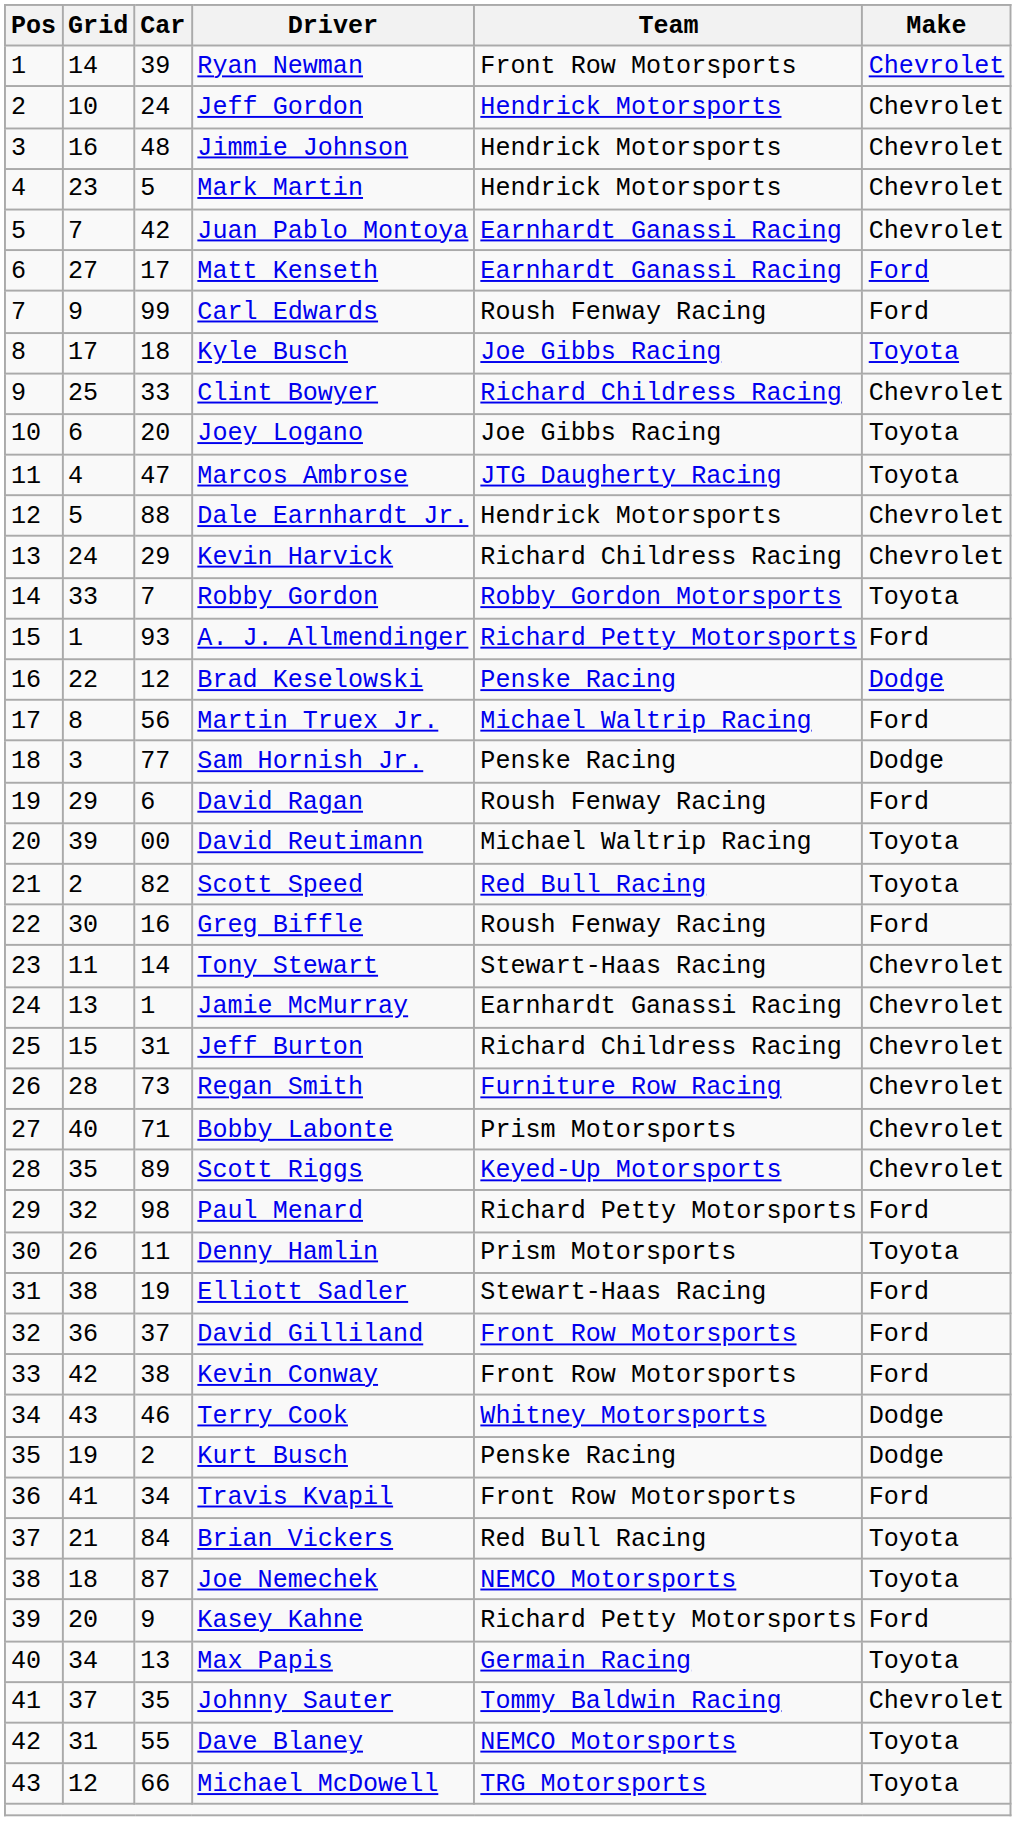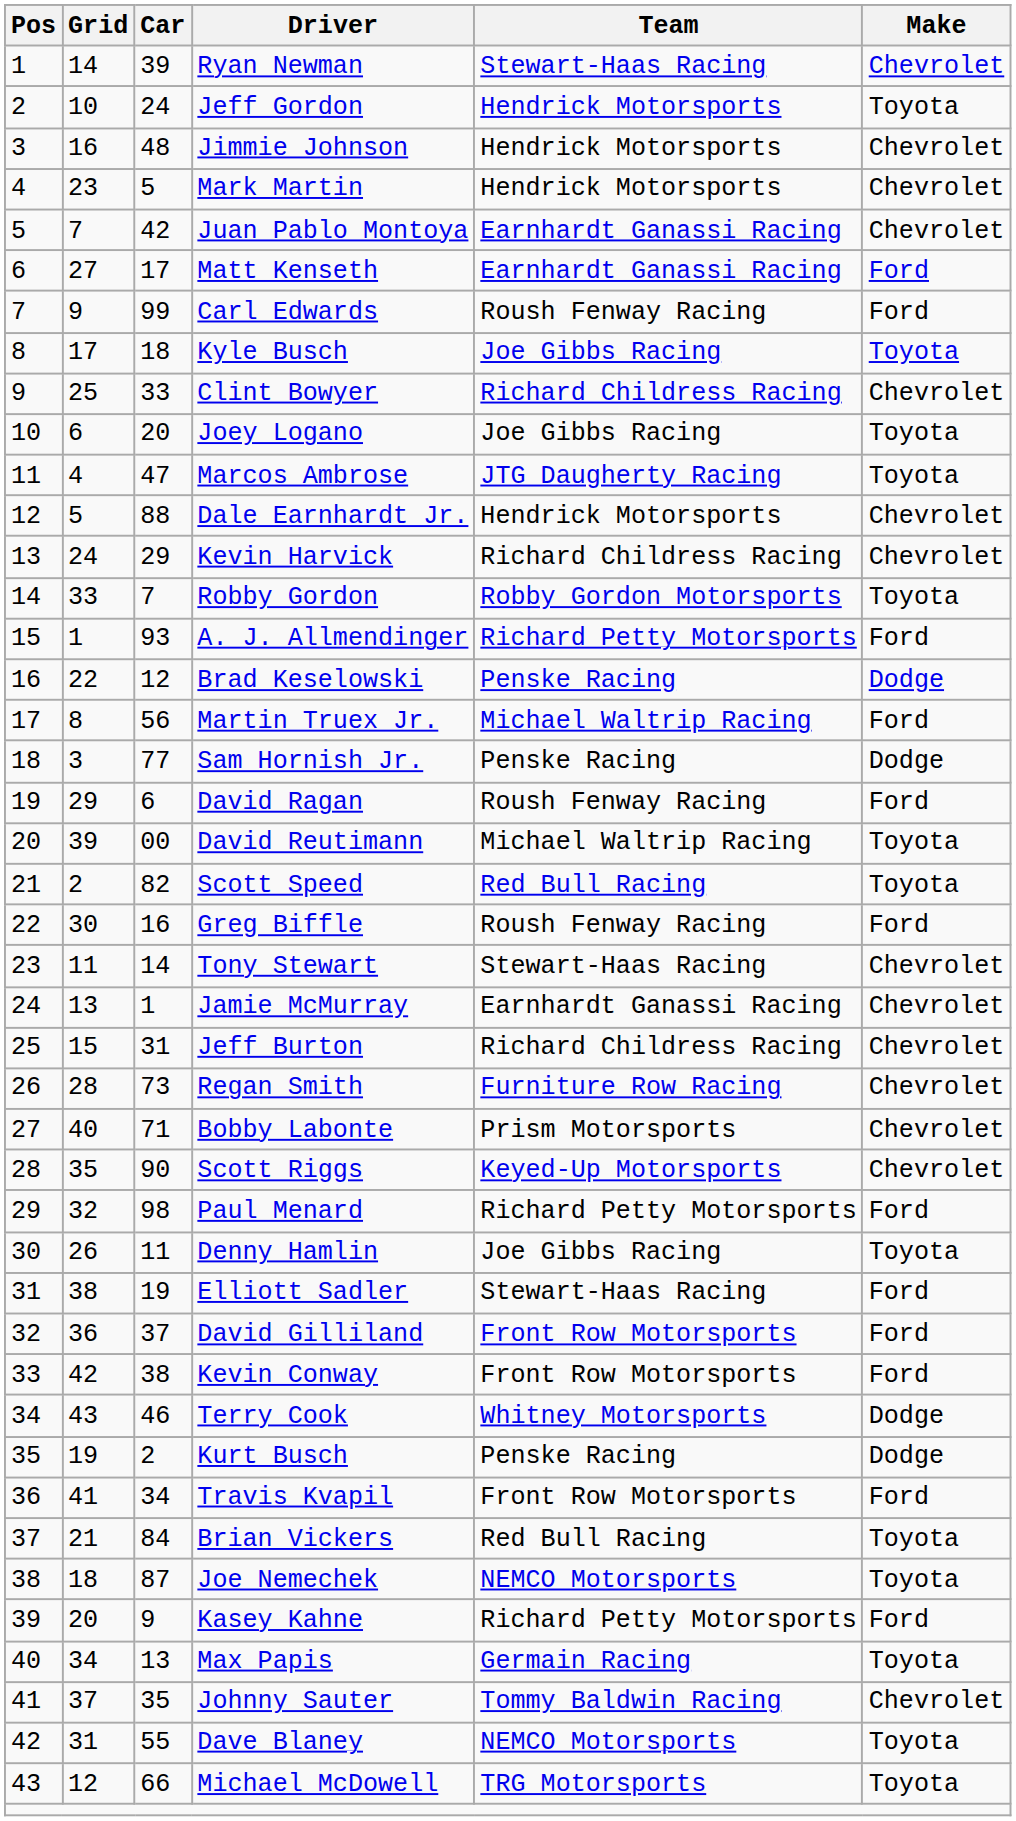(638, 66) Front Row Motorsports -> (623, 66) Stewart-Haas Racing
(936, 107) Chevrolet -> (914, 107) Toyota
(155, 1170) 89 -> (155, 1170) 90
(608, 1252) Prism Motorsports -> (601, 1252) Joe Gibbs Racing
